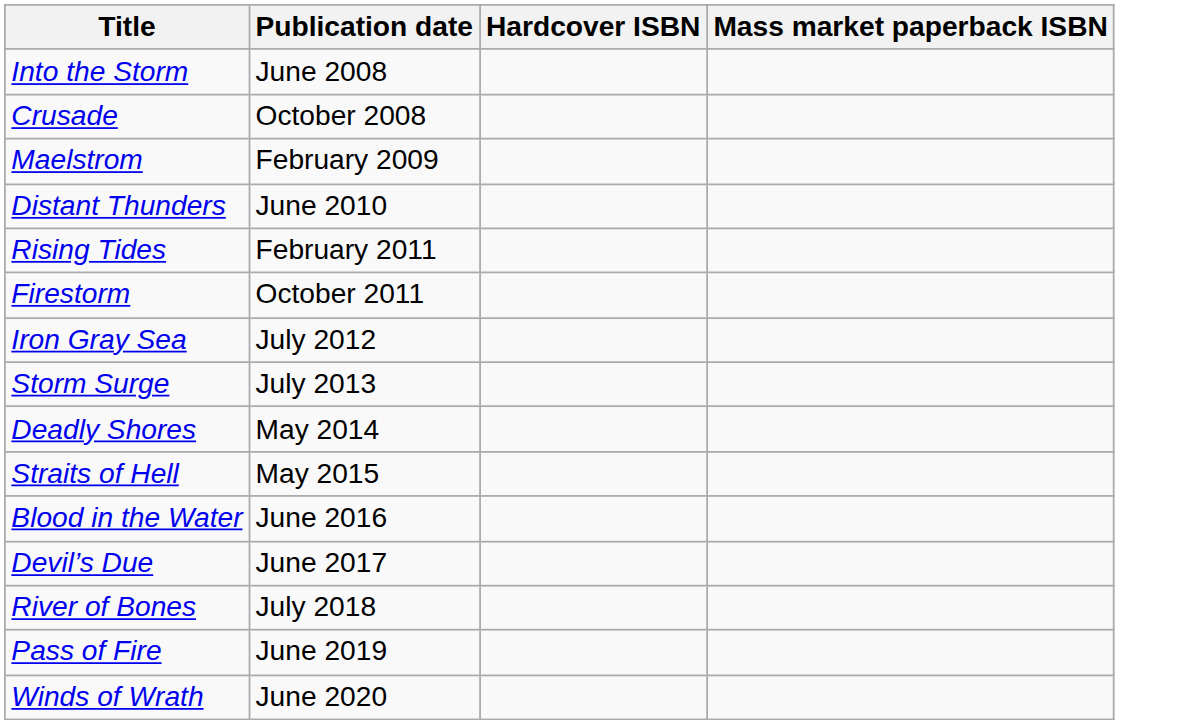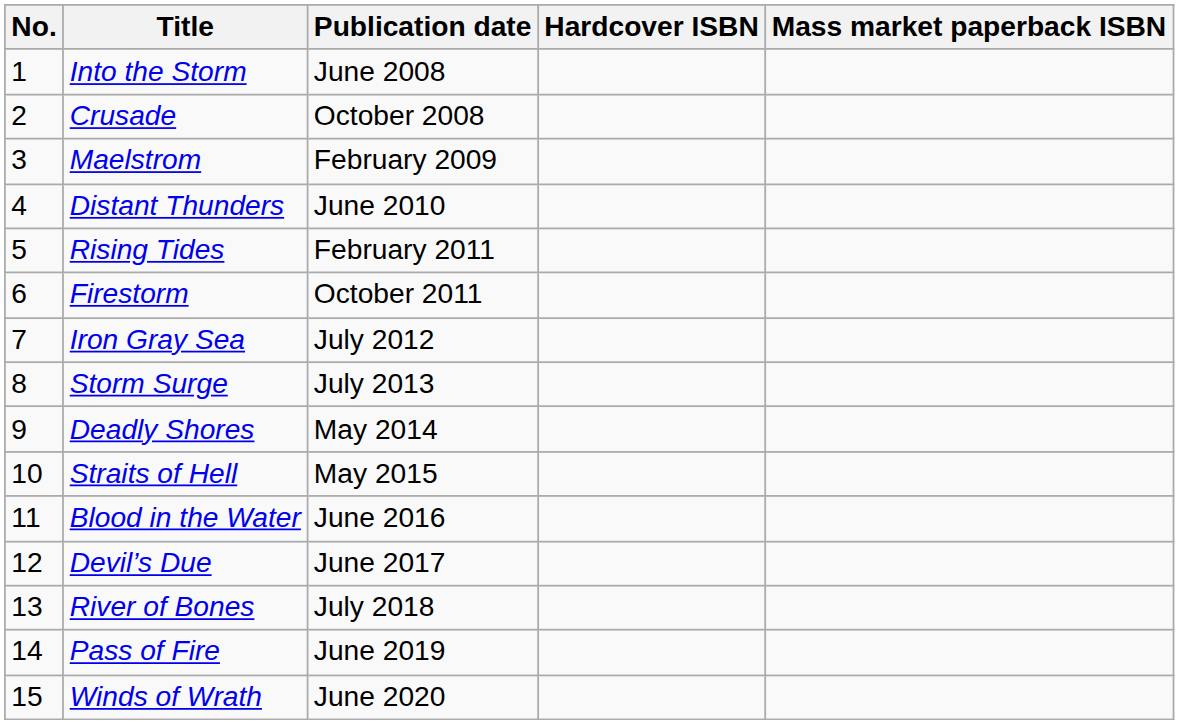+ column: (34, 26)
